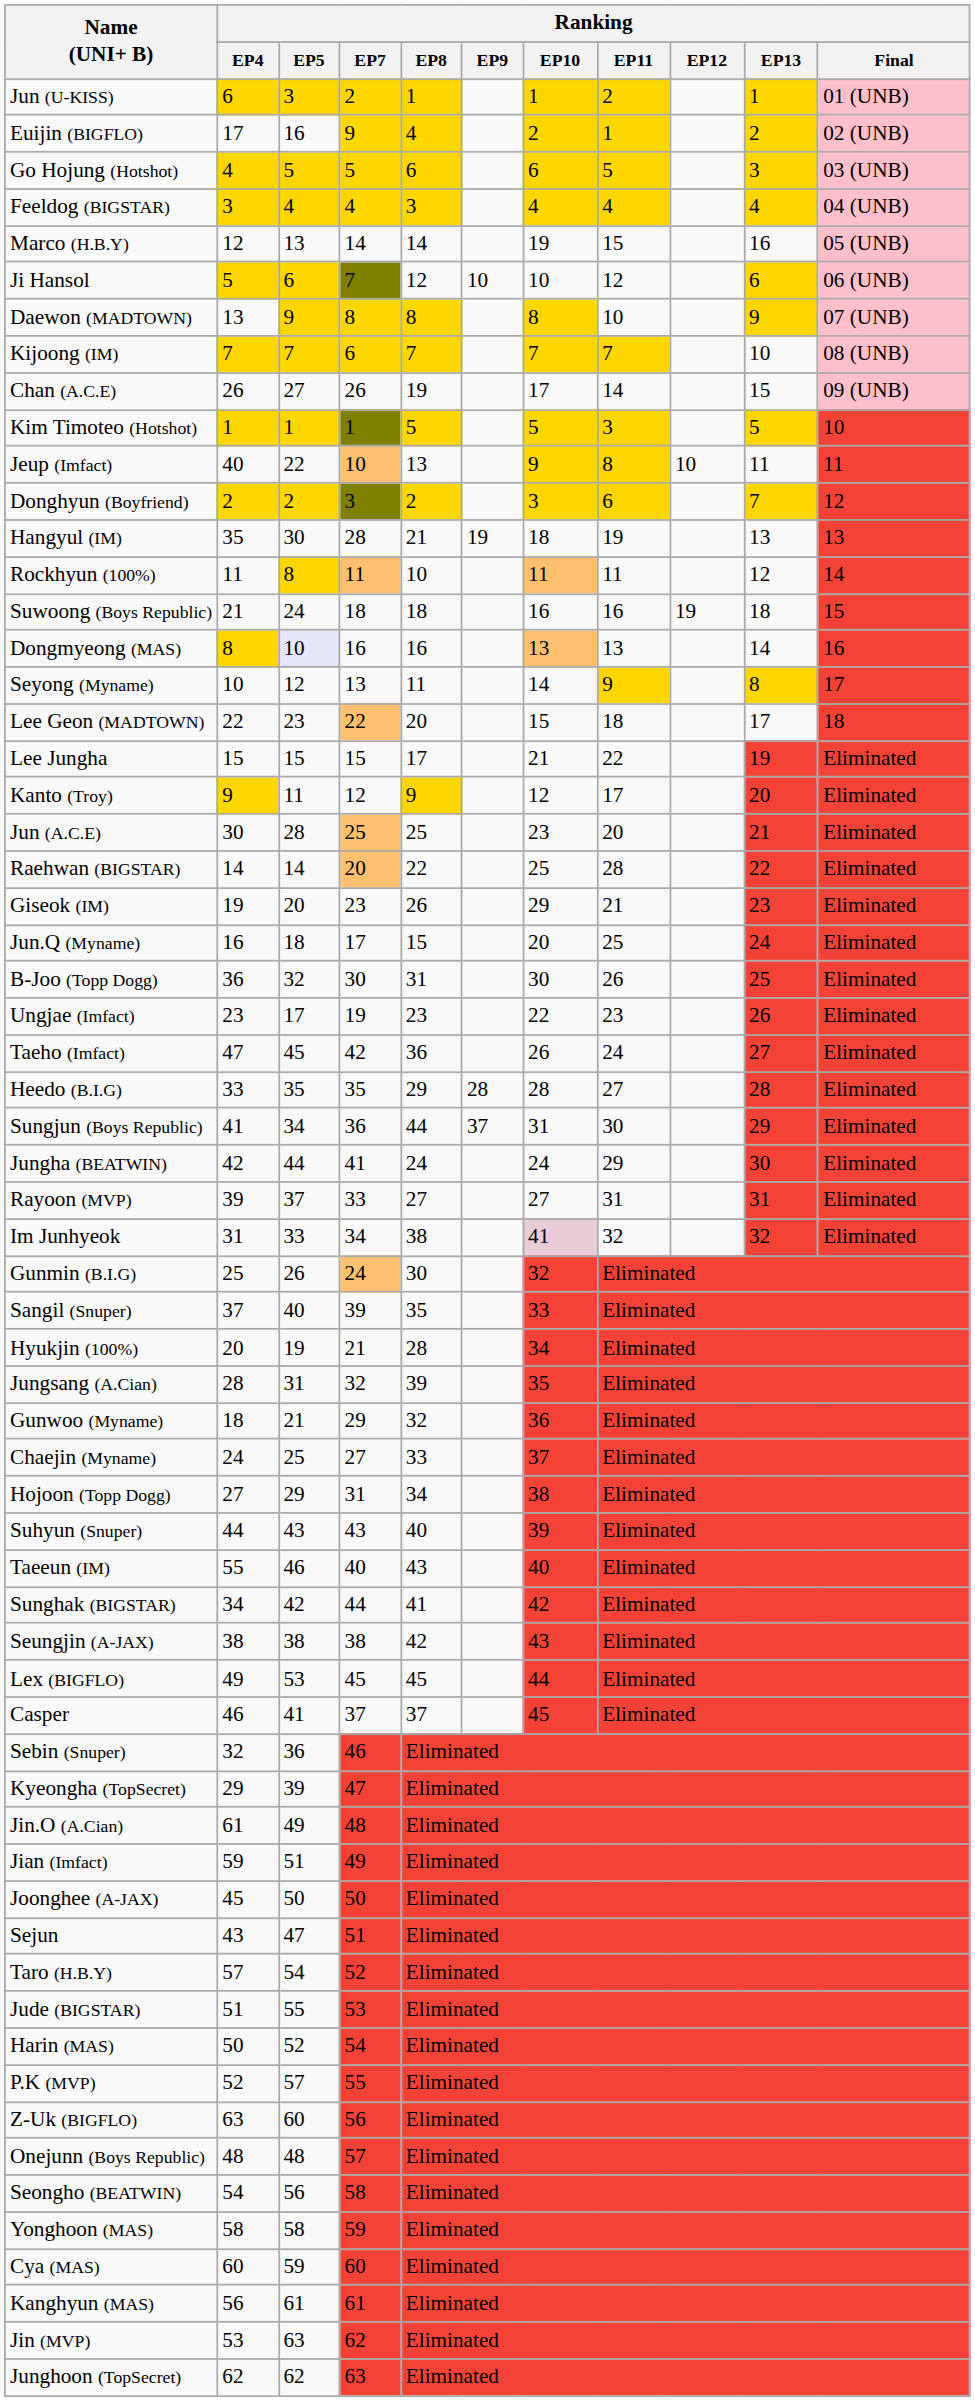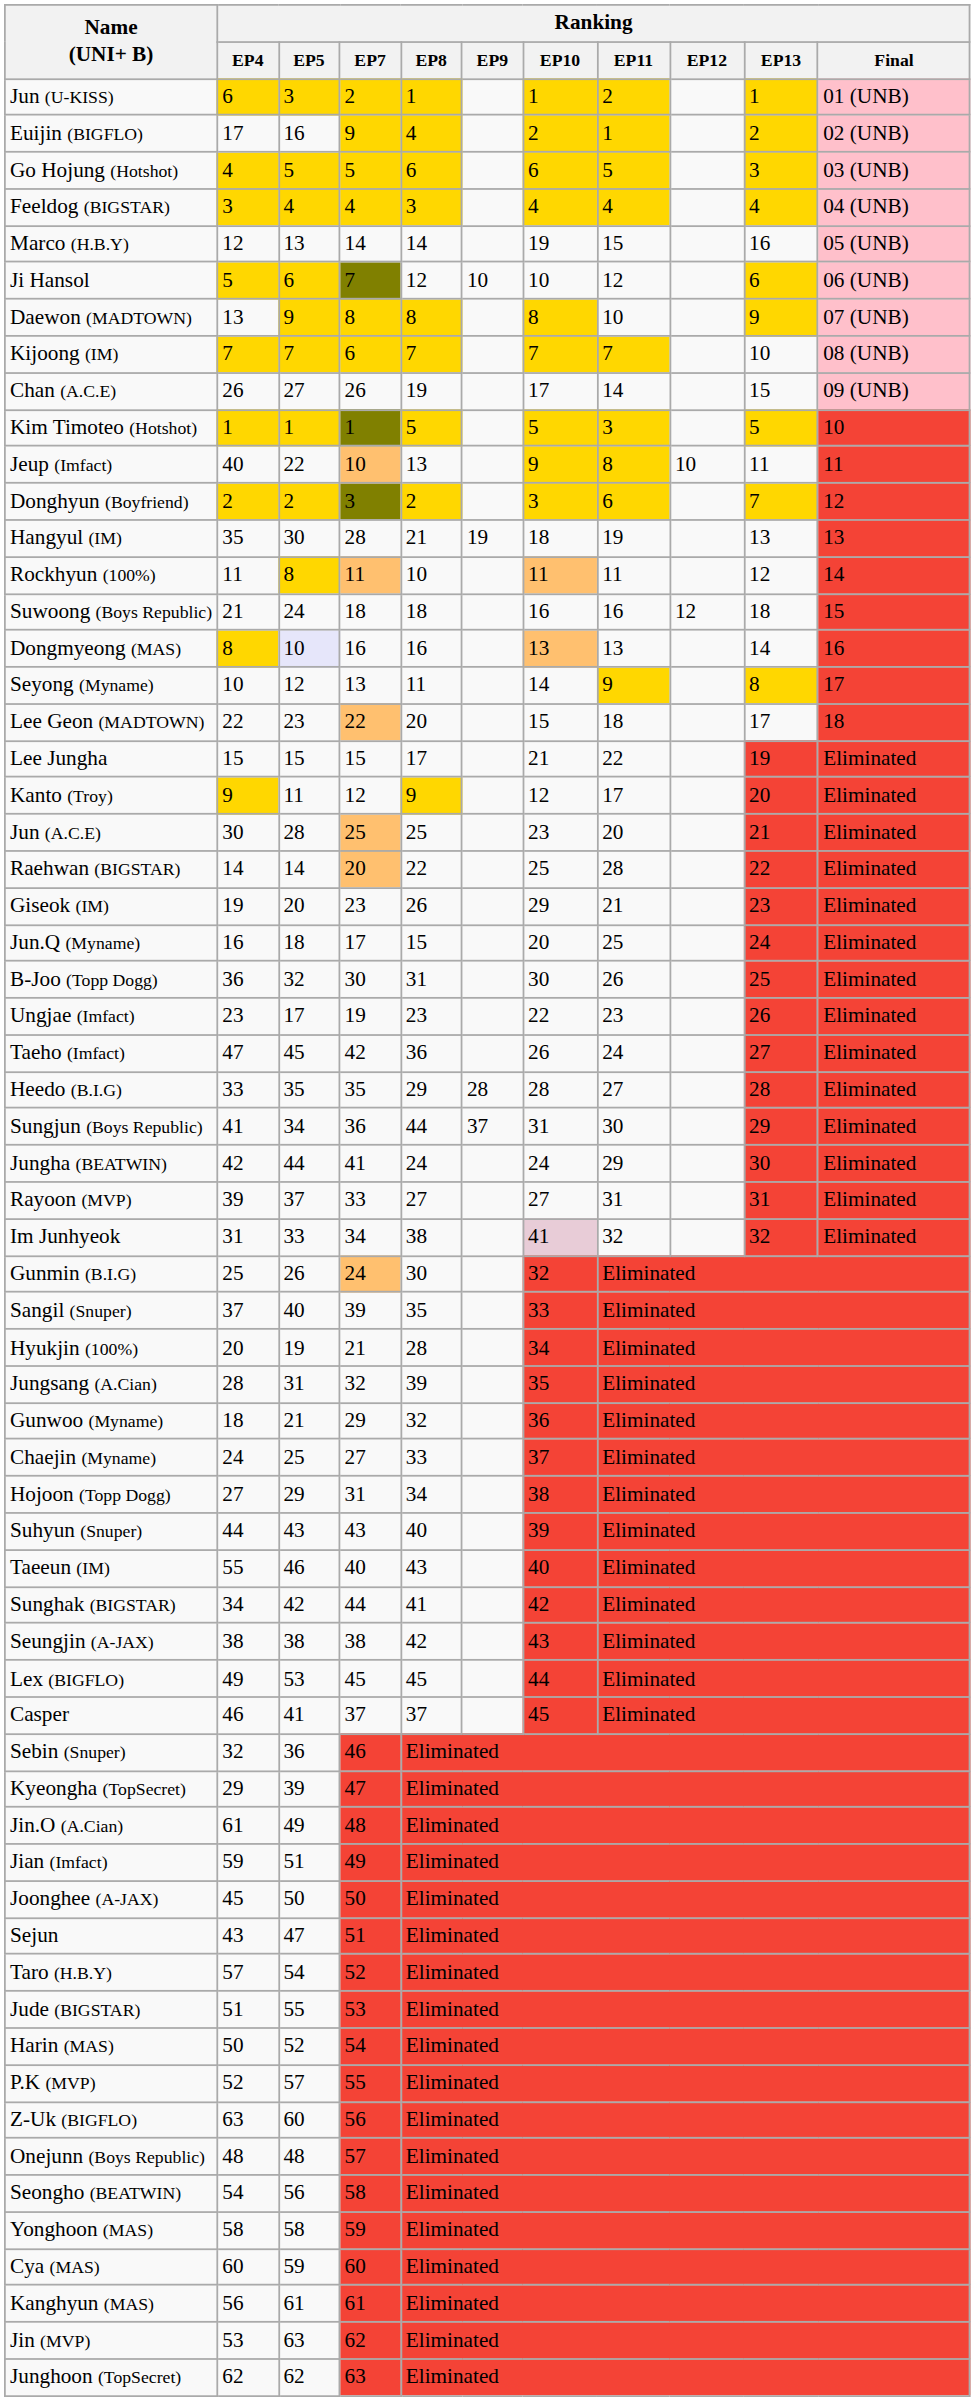(686, 611) 19 -> (686, 611) 12
